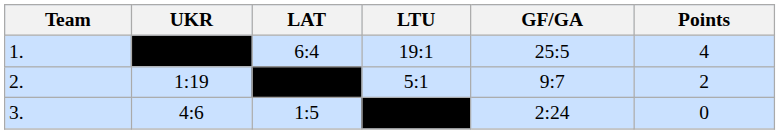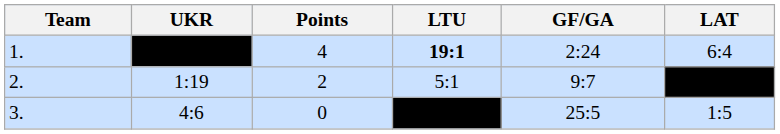columns swapped: (307, 19) <-> (704, 19)
(416, 50) normal -> (447, 50) bold
(552, 50) 25:5 -> (583, 50) 2:24
(552, 112) 2:24 -> (583, 112) 25:5
